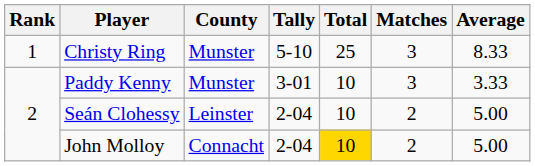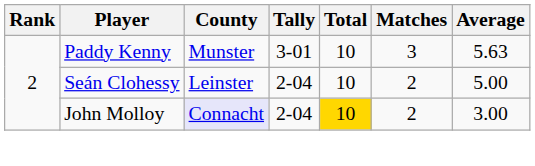- row: (115, 51)
(491, 82) 3.33 -> (491, 51) 5.63
(226, 144) no background -> (226, 113) lavender background
(491, 144) 5.00 -> (491, 113) 3.00
